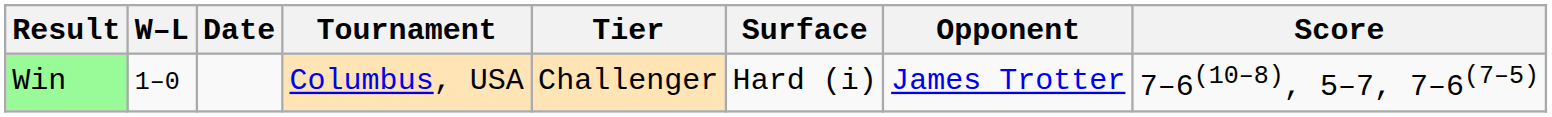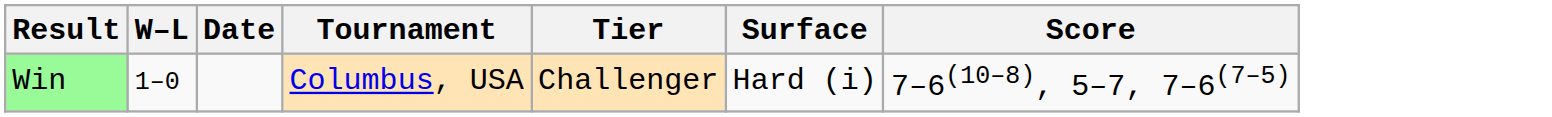- column: (1008, 30)
